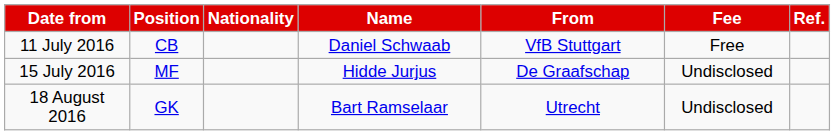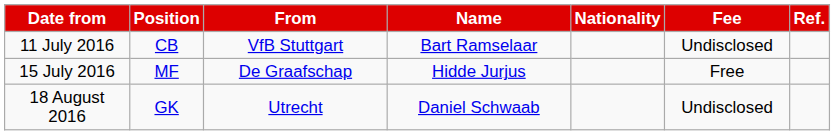columns swapped: (251, 18) <-> (573, 18)
(389, 45) Daniel Schwaab -> (479, 45) Bart Ramselaar
(727, 45) Free -> (727, 45) Undisclosed
(727, 72) Undisclosed -> (727, 72) Free
(389, 107) Bart Ramselaar -> (479, 107) Daniel Schwaab
